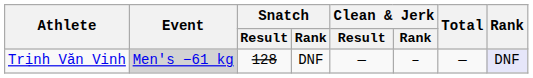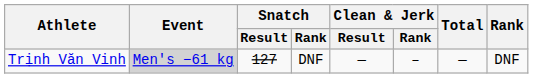(264, 61) 128 -> (264, 61) 127
(507, 61) lavender background -> (507, 61) no background
